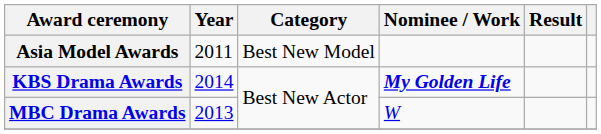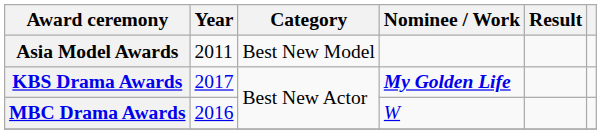(214, 81) 2014 -> (214, 81) 2017
(214, 112) 2013 -> (214, 112) 2016
